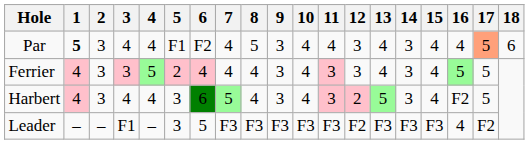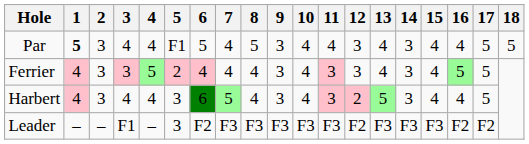(203, 44) F2 -> (203, 44) 5
(486, 44) lightsalmon background -> (486, 44) no background
(511, 44) 6 -> (511, 44) 5
(460, 98) F2 -> (460, 98) 4
(203, 125) 5 -> (203, 125) F2
(460, 125) 4 -> (460, 125) F2
